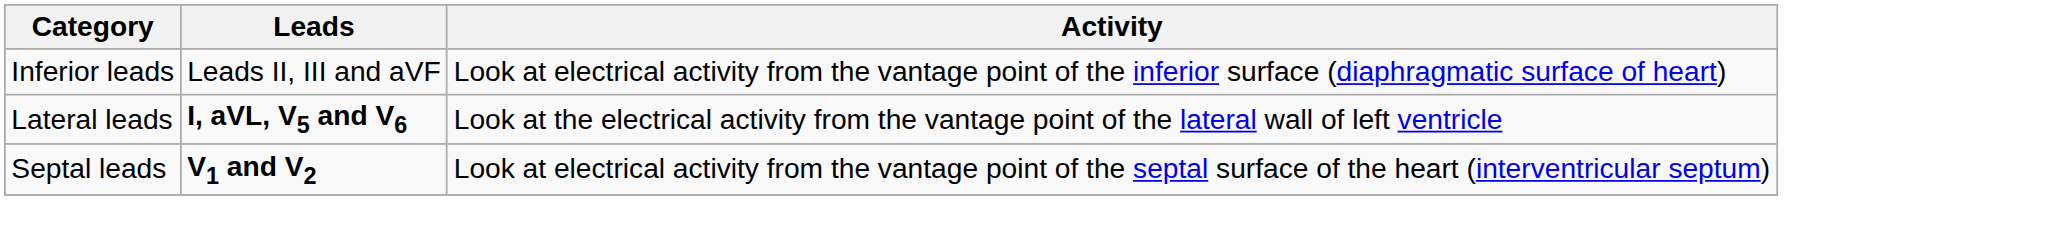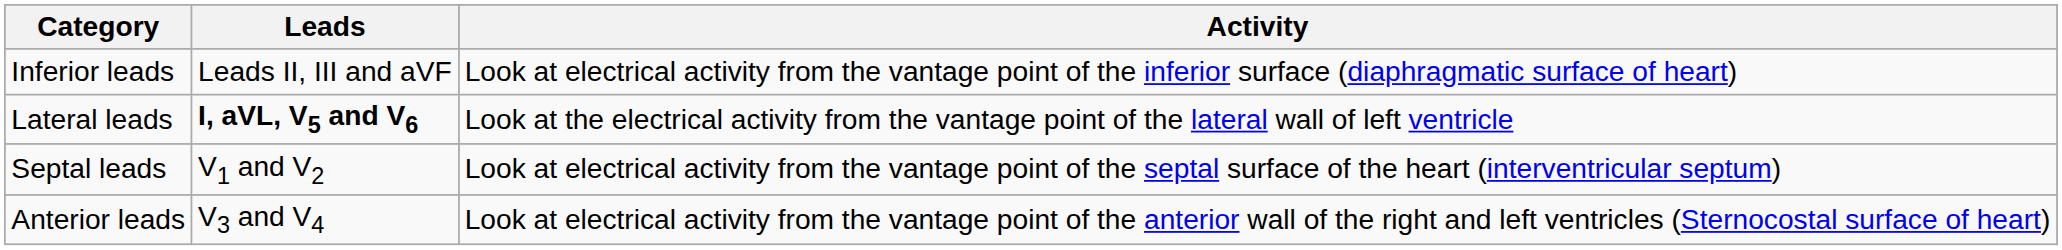(252, 170) bold -> (261, 170) normal
+ row: (98, 219)
